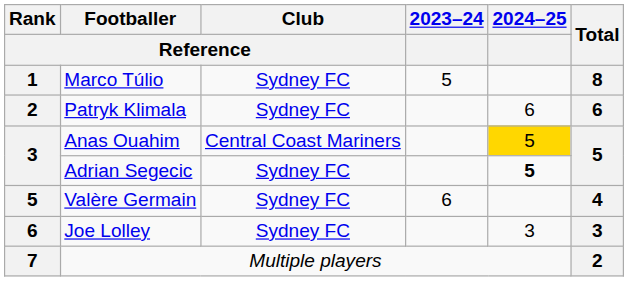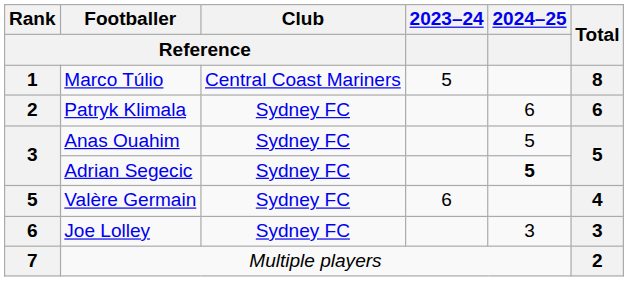(303, 79) Sydney FC -> (303, 79) Central Coast Mariners
(303, 140) Central Coast Mariners -> (303, 140) Sydney FC
(530, 140) gold background -> (530, 140) no background
